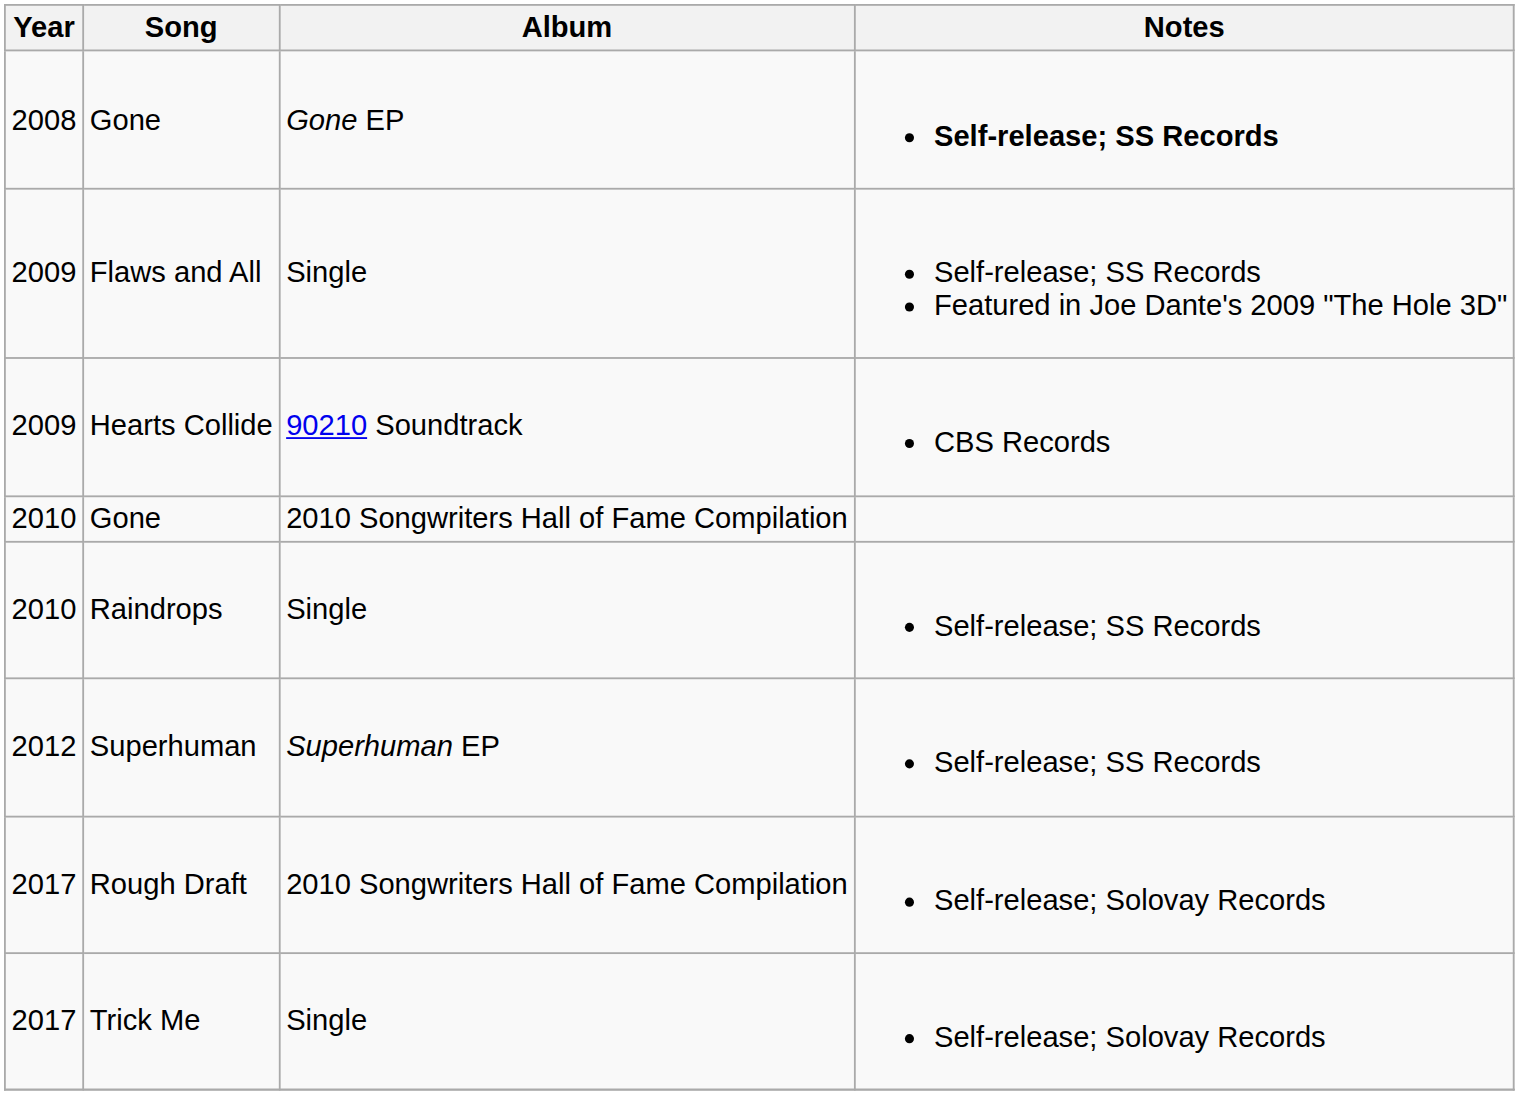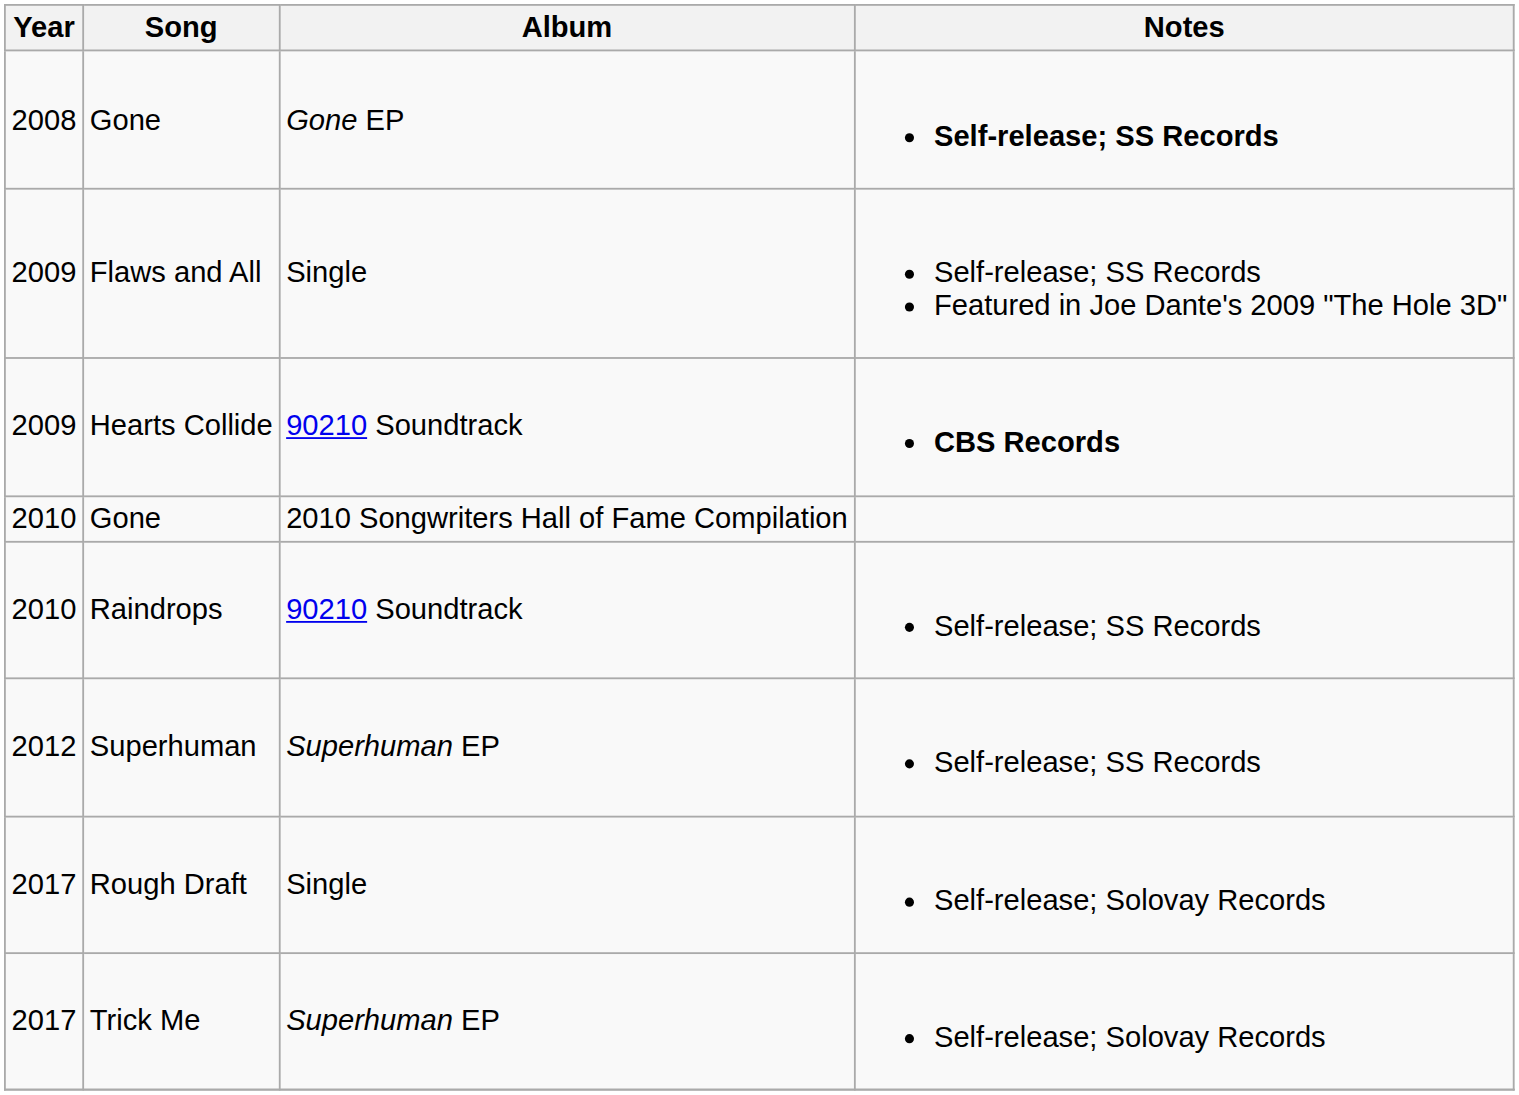(1184, 443) normal -> (1184, 443) bold
(327, 609) Single -> (404, 609) 90210 Soundtrack
(567, 884) 2010 Songwriters Hall of Fame Compilation -> (327, 884) Single
(327, 1021) Single -> (393, 1021) Superhuman EP
